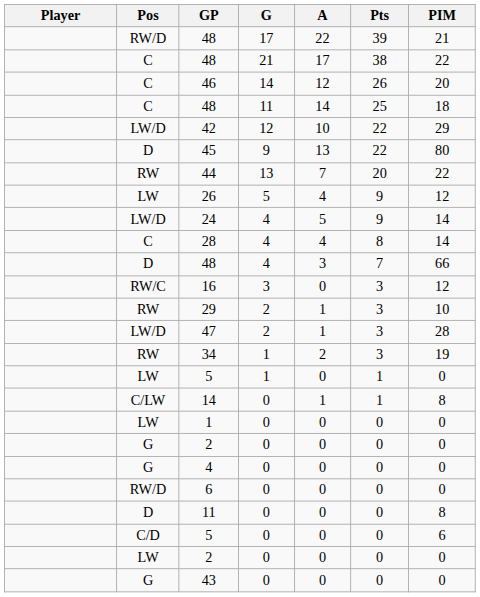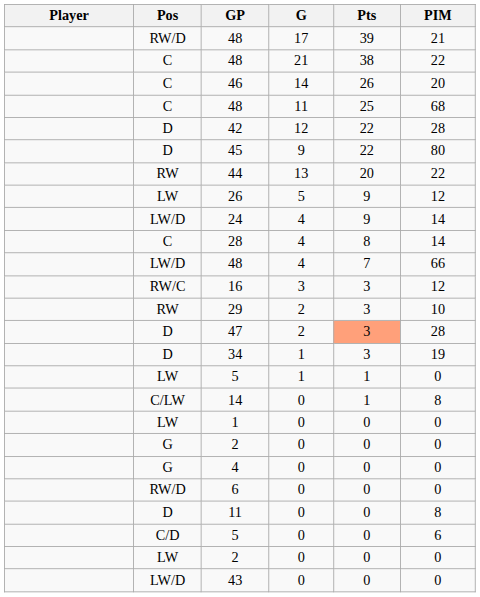- column: (322, 15)
(442, 106) 18 -> (438, 106) 68
(148, 128) LW/D -> (168, 128) D
(442, 128) 29 -> (438, 128) 28
(148, 264) D -> (168, 264) LW/D
(148, 331) LW/D -> (168, 331) D
(380, 331) no background -> (367, 331) lightsalmon background
(148, 354) RW -> (168, 354) D
(148, 580) G -> (168, 580) LW/D
